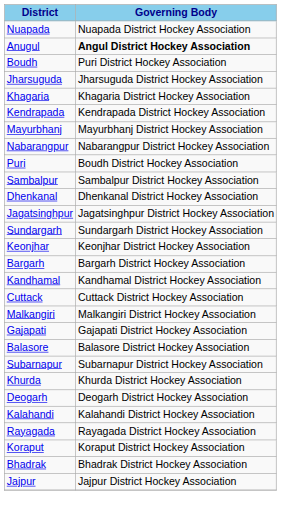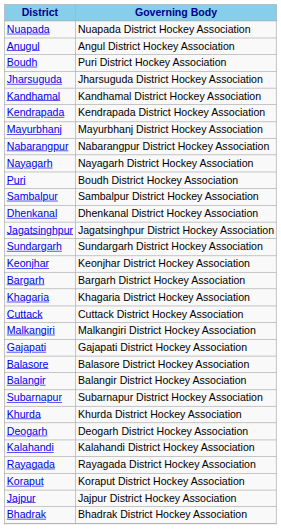(164, 46) bold -> (156, 46) normal
rows swapped: (33, 280) <-> (28, 96)
+ row: (30, 163)
+ row: (26, 381)
rows swapped: (26, 465) <-> (21, 481)
